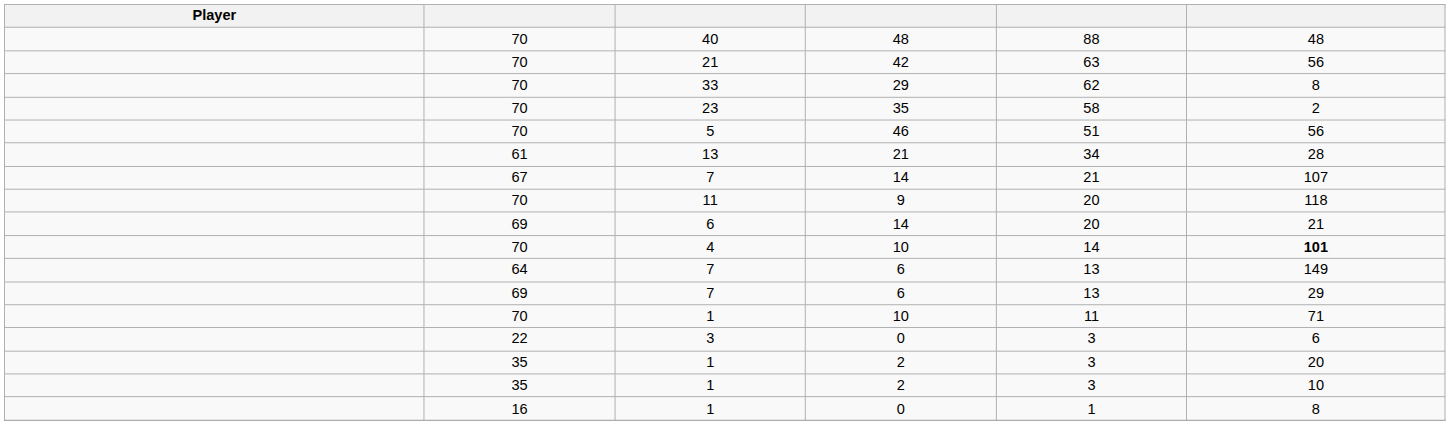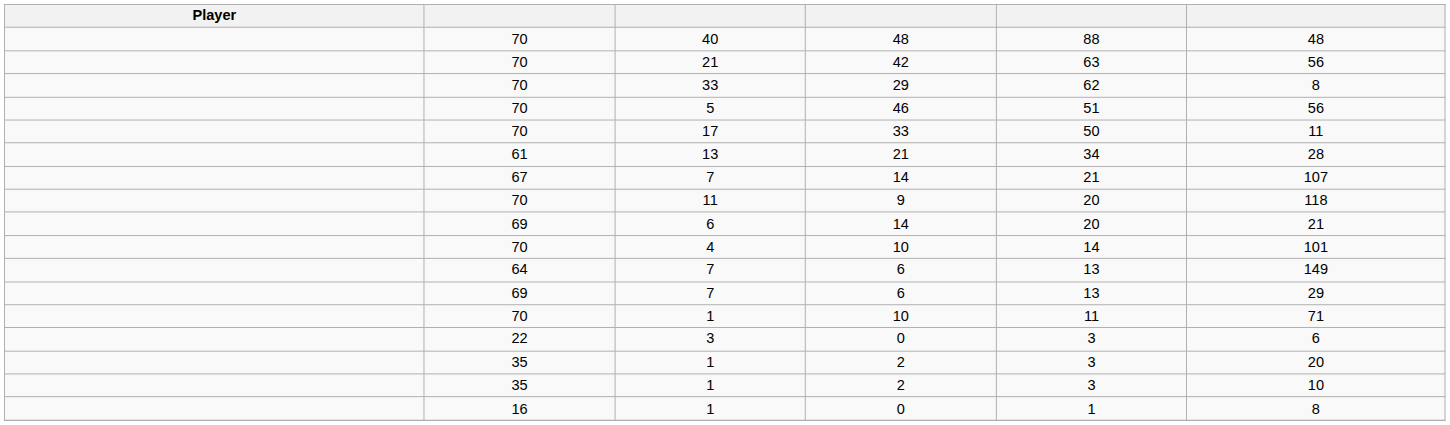- row: (520, 108)
+ row: (520, 131)
(1316, 246) bold -> (1316, 246) normal
